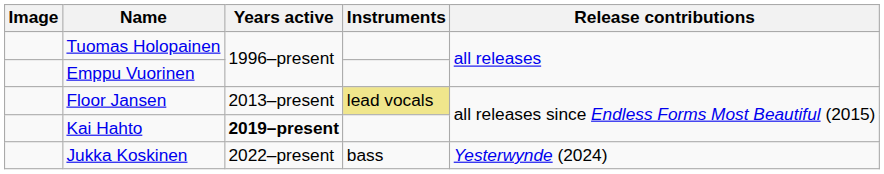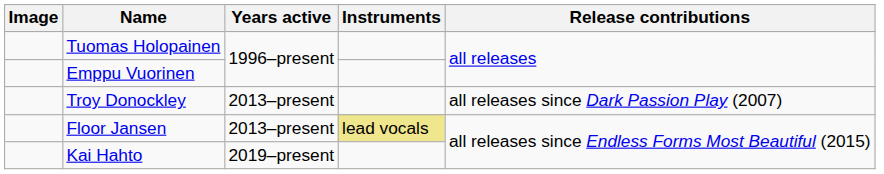+ row: (126, 100)
(284, 127) bold -> (281, 155) normal
- row: (127, 155)
